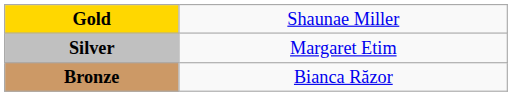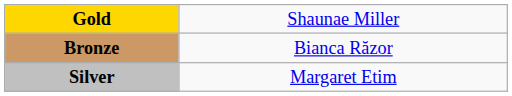rows swapped: (92, 47) <-> (92, 76)
